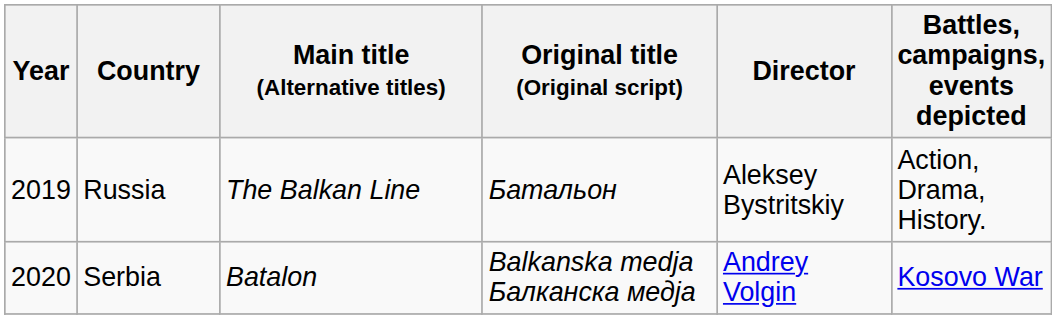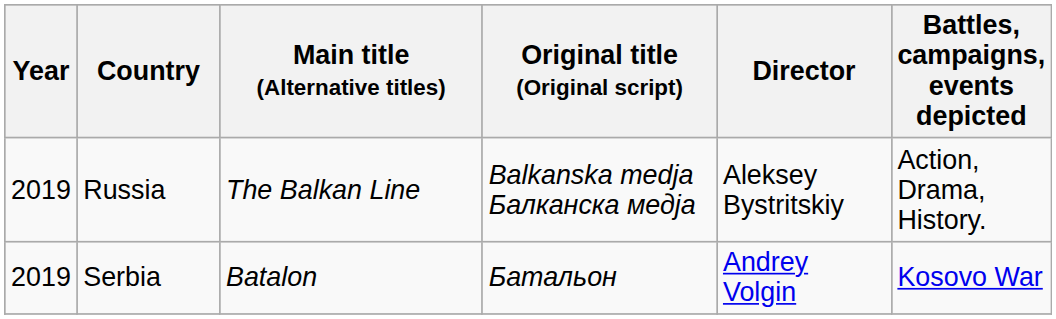(553, 189) Батальон -> (592, 189) Balkanska medja Балканска медја
(41, 277) 2020 -> (41, 277) 2019
(592, 277) Balkanska medja Балканска медја -> (553, 277) Батальон
